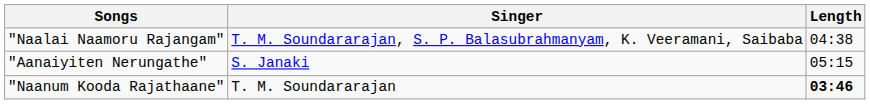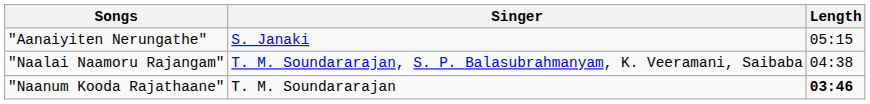rows swapped: (116, 40) <-> (108, 63)
